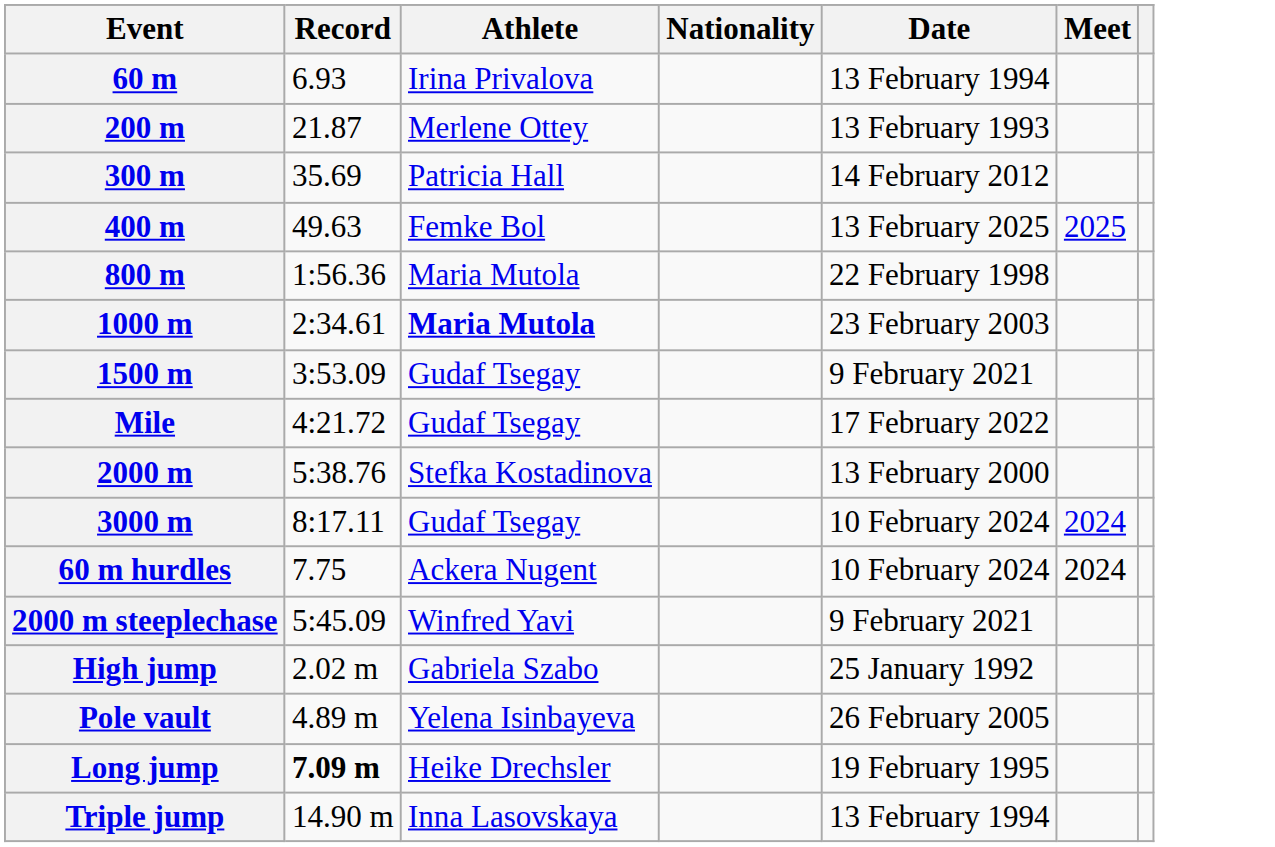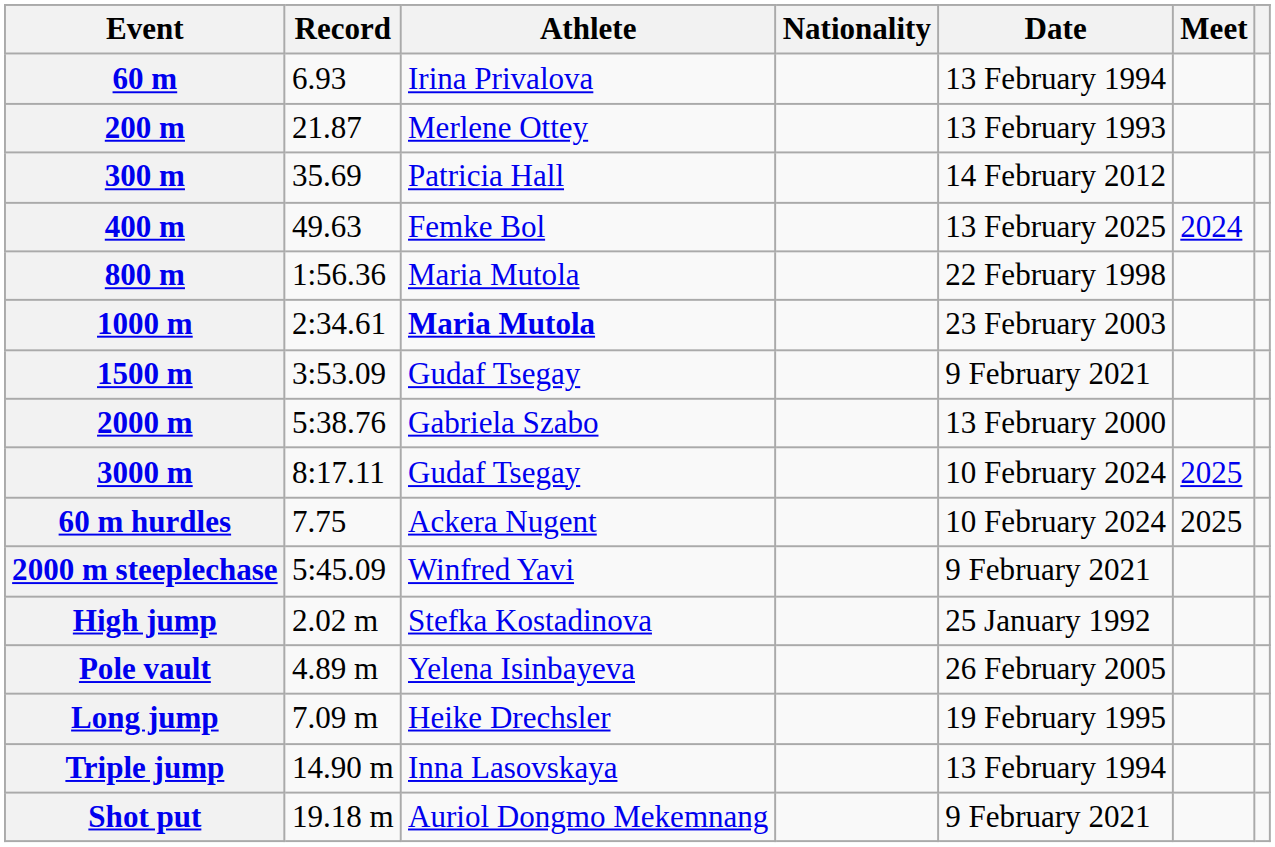(1095, 226) 2025 -> (1211, 226) 2024
- row: (145, 422)
(530, 472) Stefka Kostadinova -> (503, 422) Gabriela Szabo
(1095, 521) 2024 -> (1211, 472) 2025
(1095, 570) 2024 -> (1211, 521) 2025
(503, 669) Gabriela Szabo -> (530, 619) Stefka Kostadinova
(336, 767) bold -> (335, 718) normal
+ row: (145, 816)
